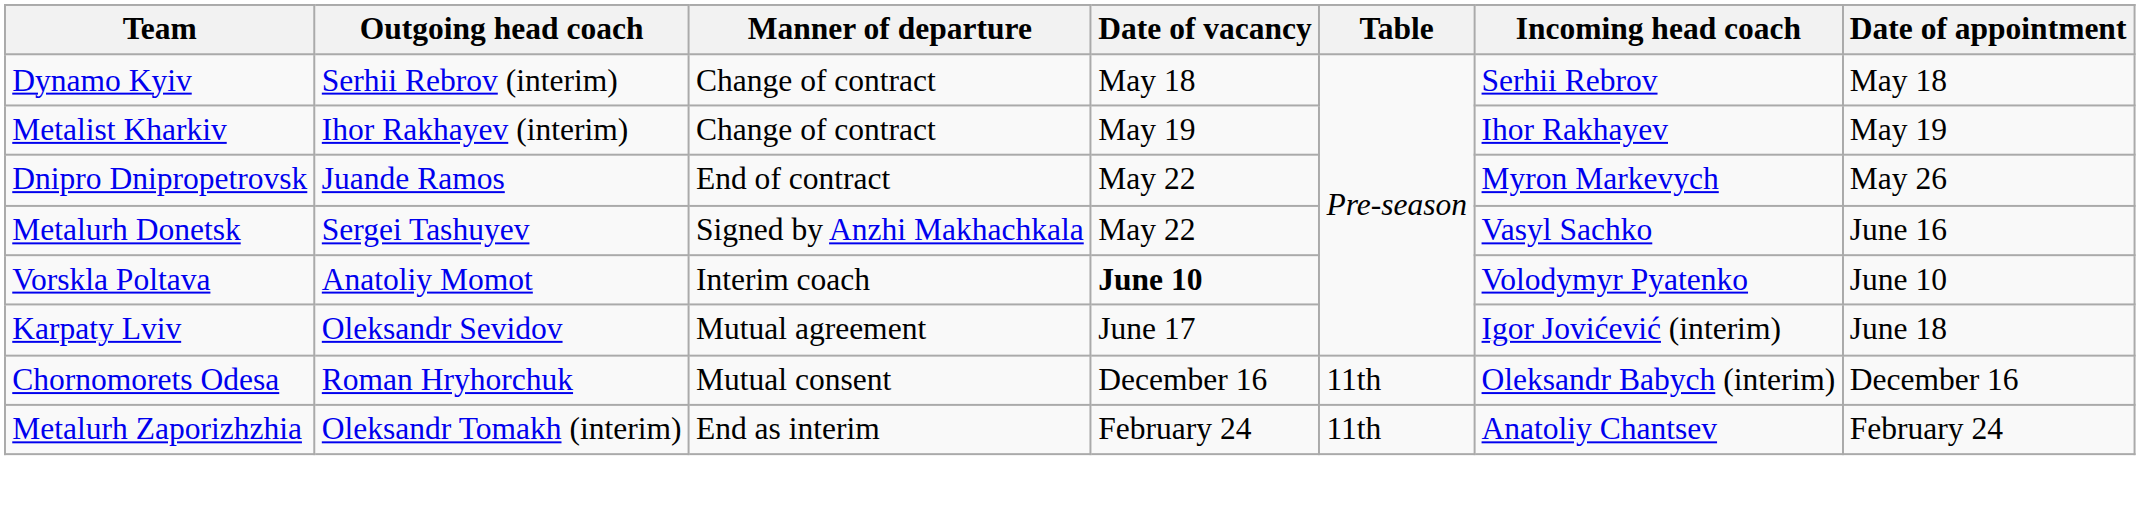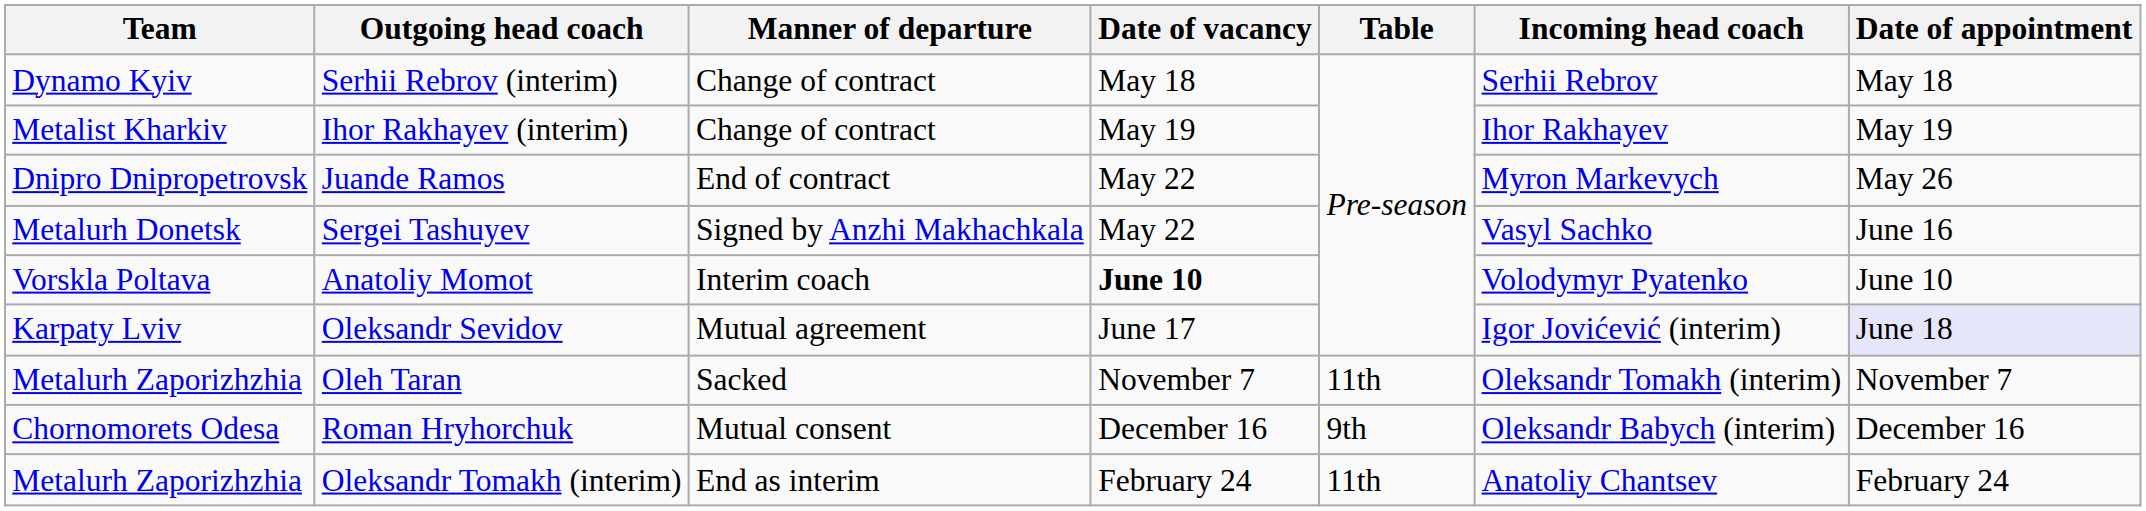(1898, 329) no background -> (1904, 329) lavender background
+ row: (392, 379)
(1354, 379) 11th -> (1347, 429) 9th
